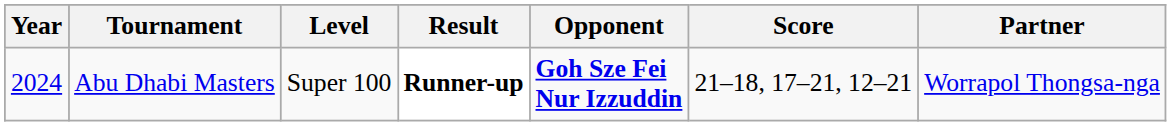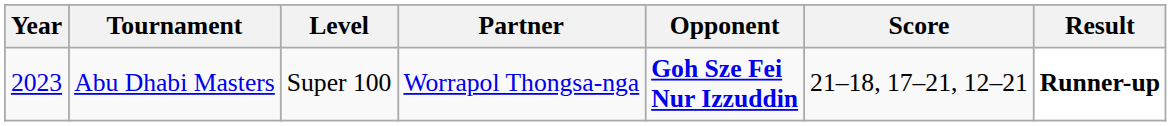columns swapped: (1042, 26) <-> (463, 26)
(37, 83) 2024 -> (37, 83) 2023
